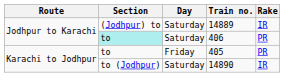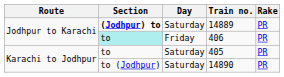(130, 25) normal -> (130, 25) bold
(263, 25) IR -> (263, 25) PR
(185, 38) Saturday -> (180, 38) Friday
(180, 52) Friday -> (185, 52) Saturday
(263, 65) IR -> (263, 65) PR
